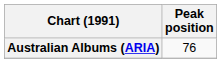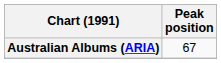(189, 48) 76 -> (189, 48) 67
